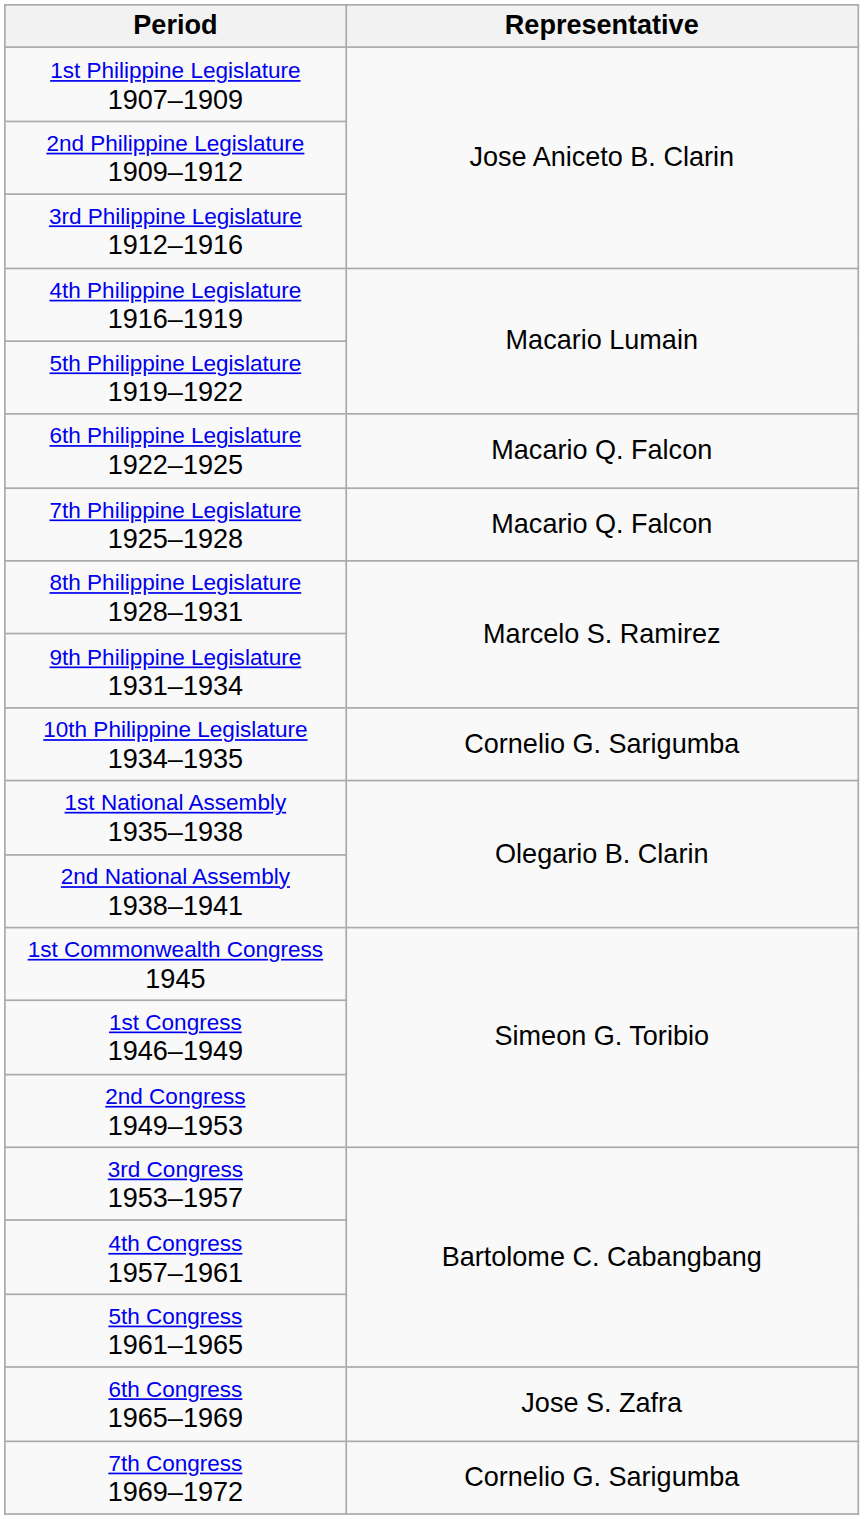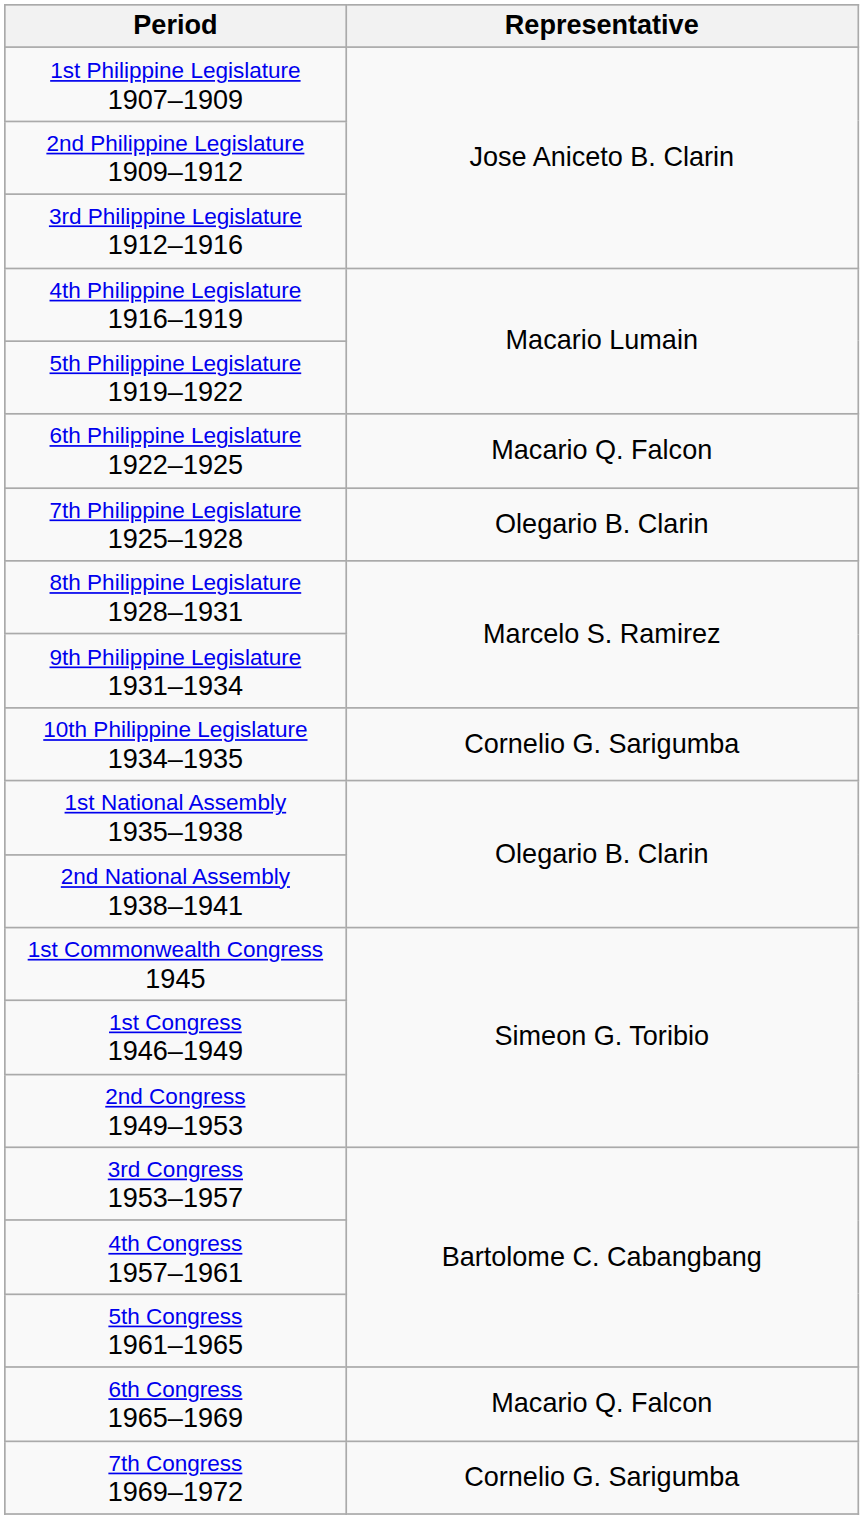(602, 523) Macario Q. Falcon -> (602, 523) Olegario B. Clarin
(602, 1403) Jose S. Zafra -> (602, 1403) Macario Q. Falcon
